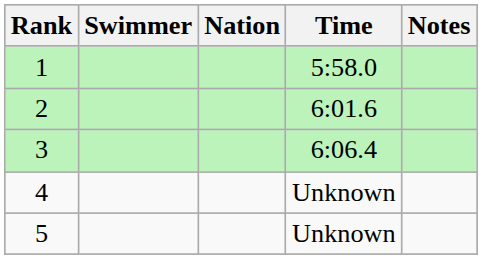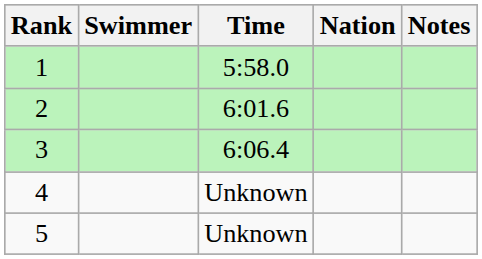columns swapped: (242, 25) <-> (344, 25)
